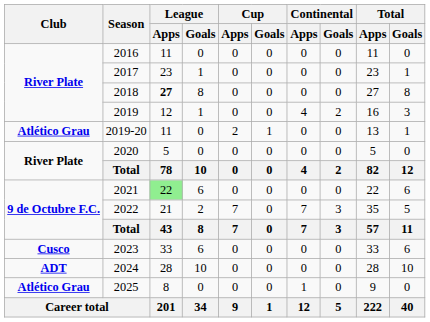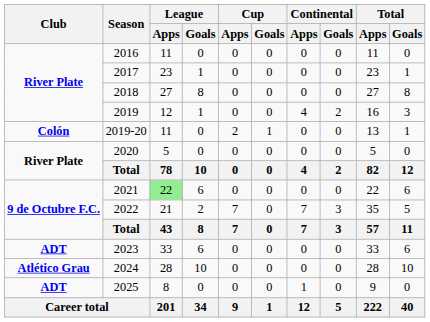(166, 92) bold -> (166, 92) normal
(54, 131) Atlético Grau -> (54, 131) Colón
(54, 248) Cusco -> (54, 248) ADT
(54, 268) ADT -> (54, 268) Atlético Grau
(54, 287) Atlético Grau -> (54, 287) ADT
